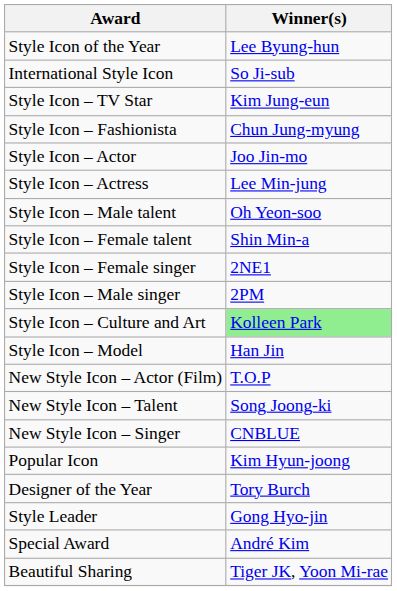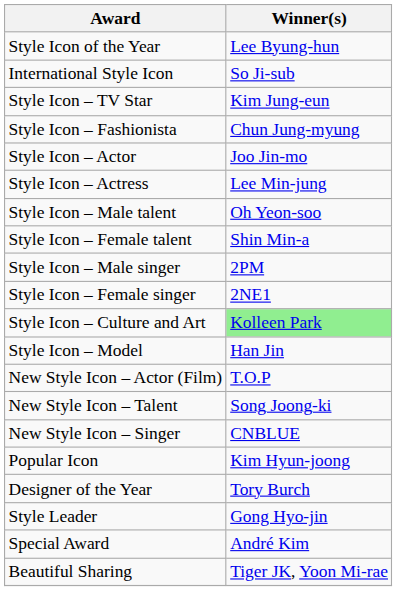rows swapped: (94, 294) <-> (102, 267)
